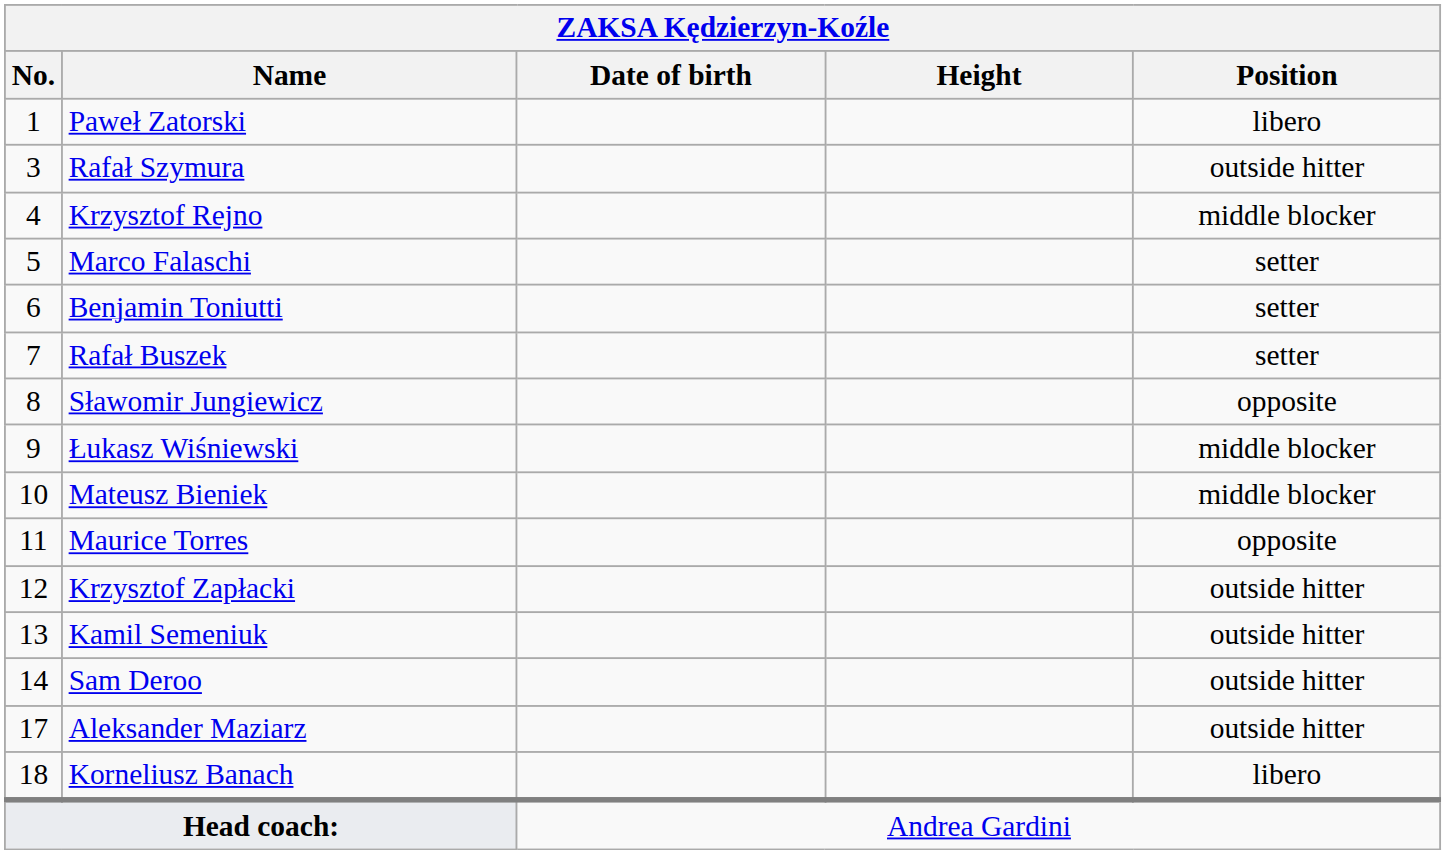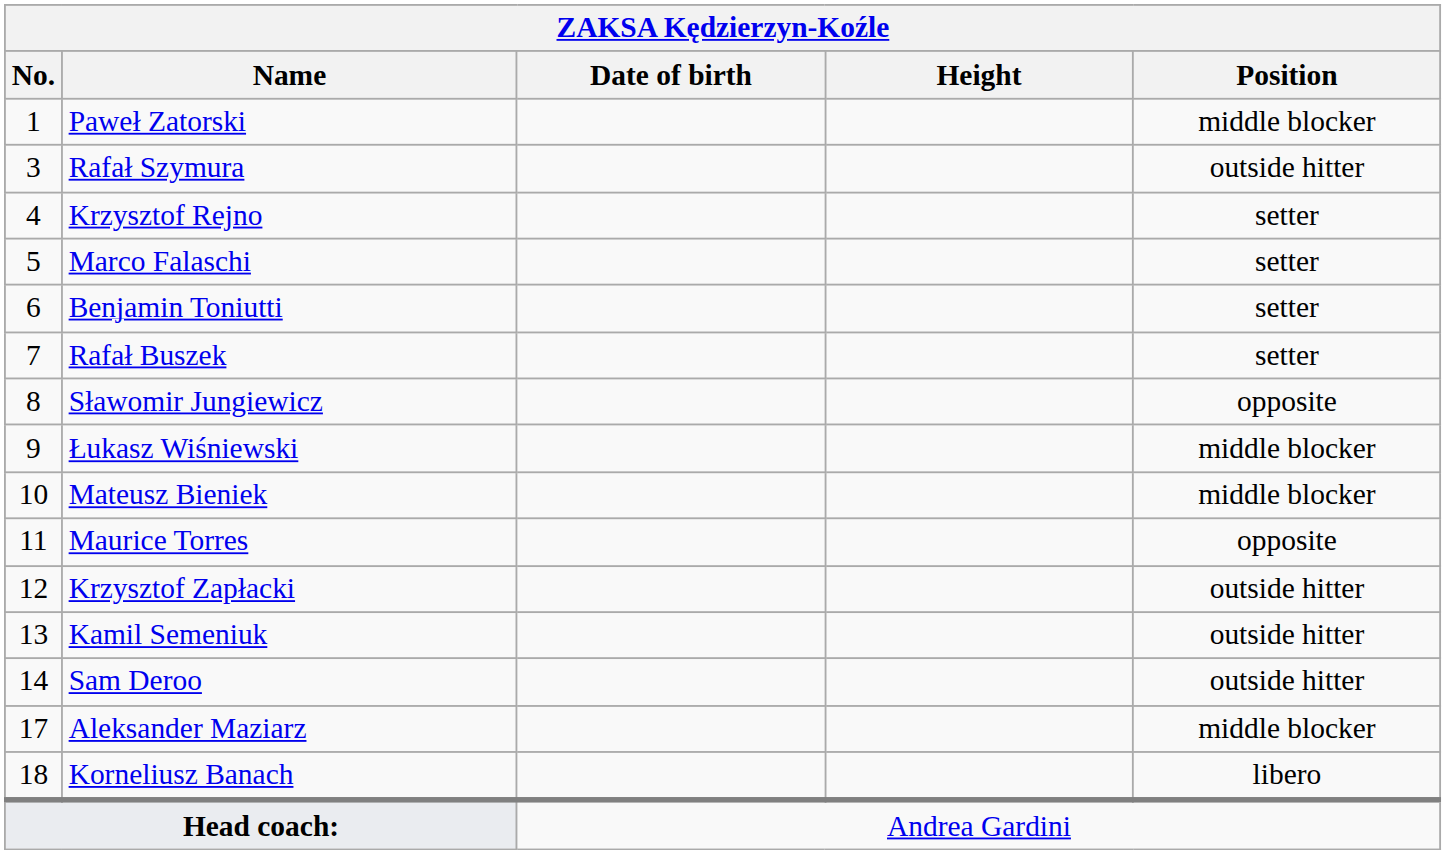(1287, 121) libero -> (1287, 121) middle blocker
(1287, 214) middle blocker -> (1287, 214) setter
(1287, 728) outside hitter -> (1287, 728) middle blocker
